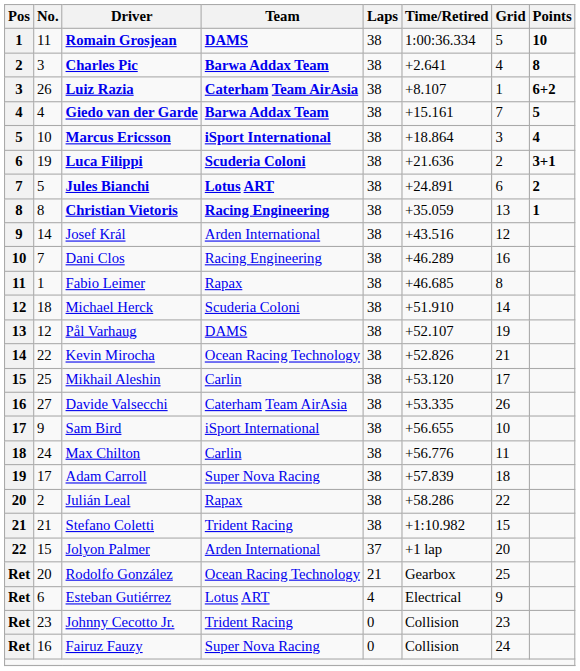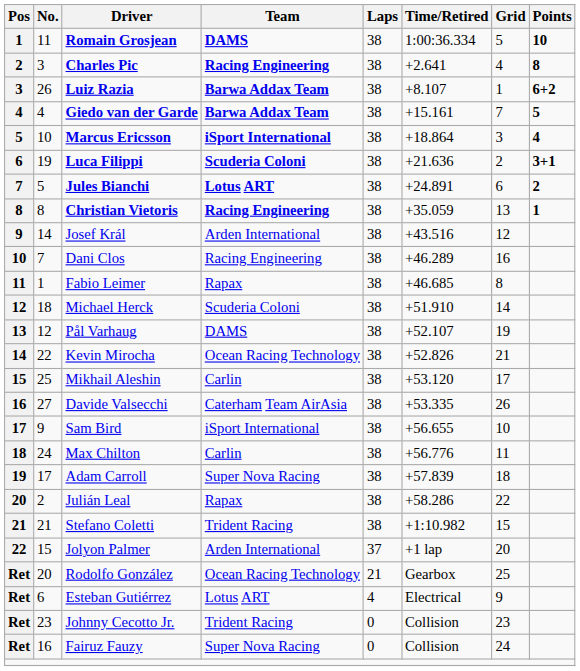(267, 64) Barwa Addax Team -> (267, 64) Racing Engineering
(281, 88) Caterham Team AirAsia -> (267, 88) Barwa Addax Team
